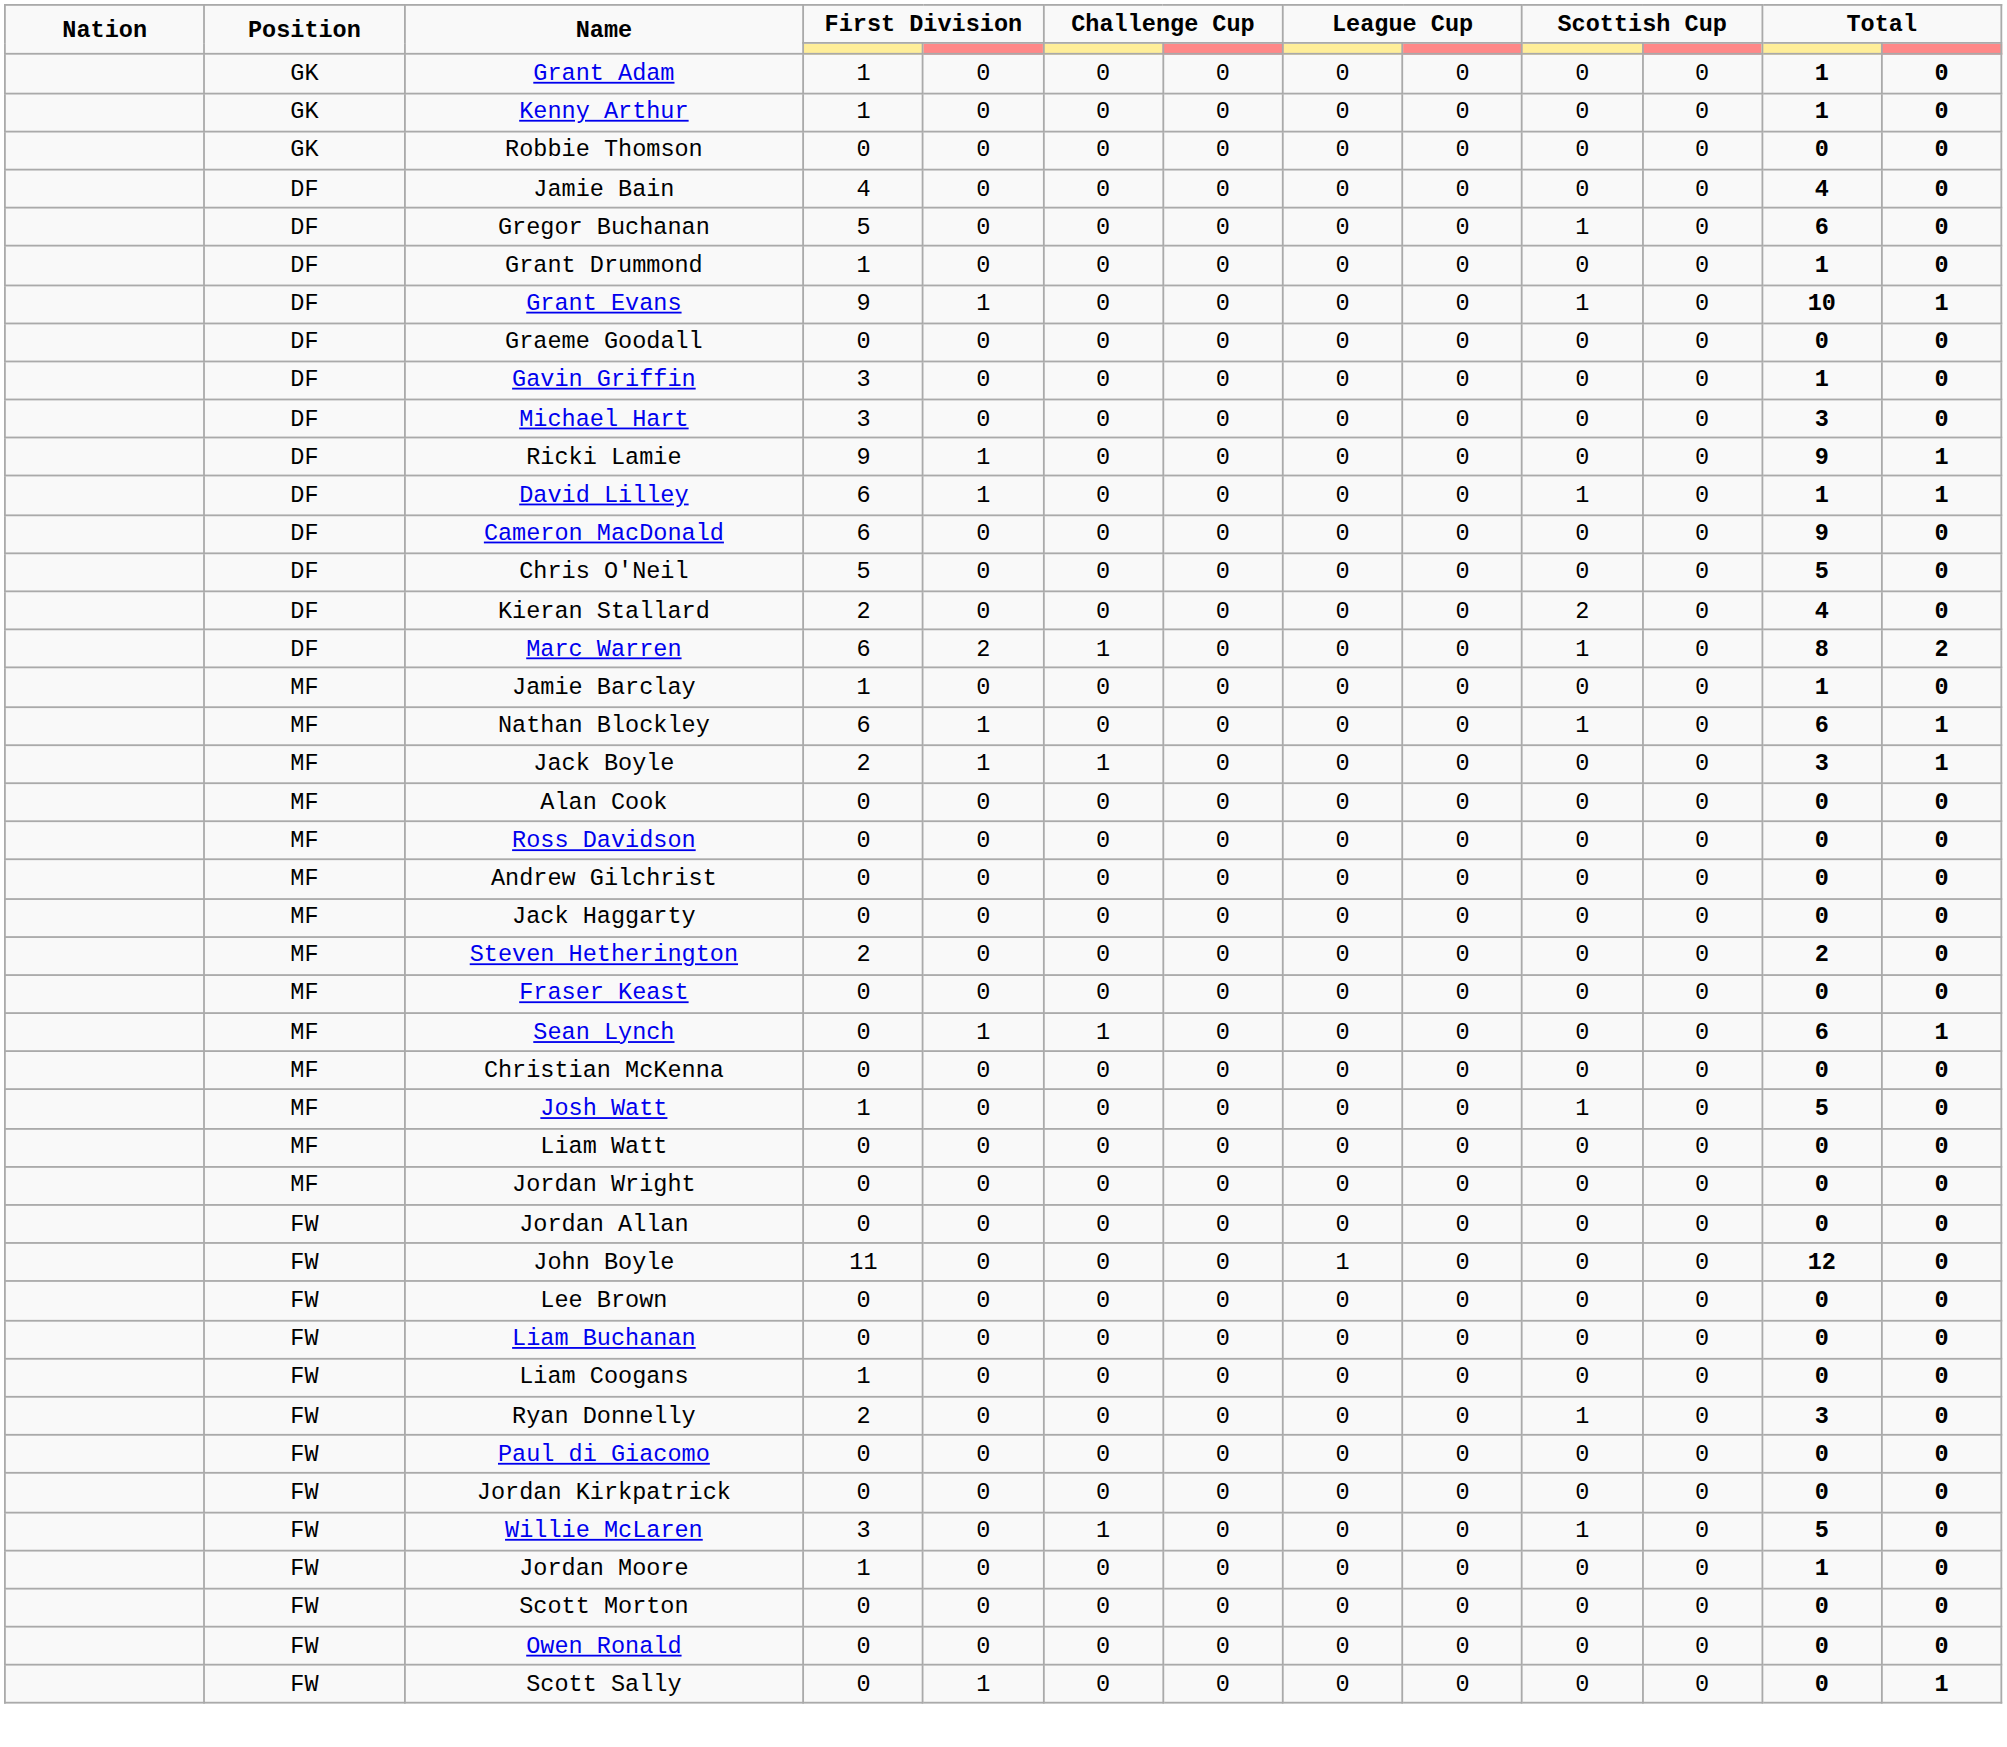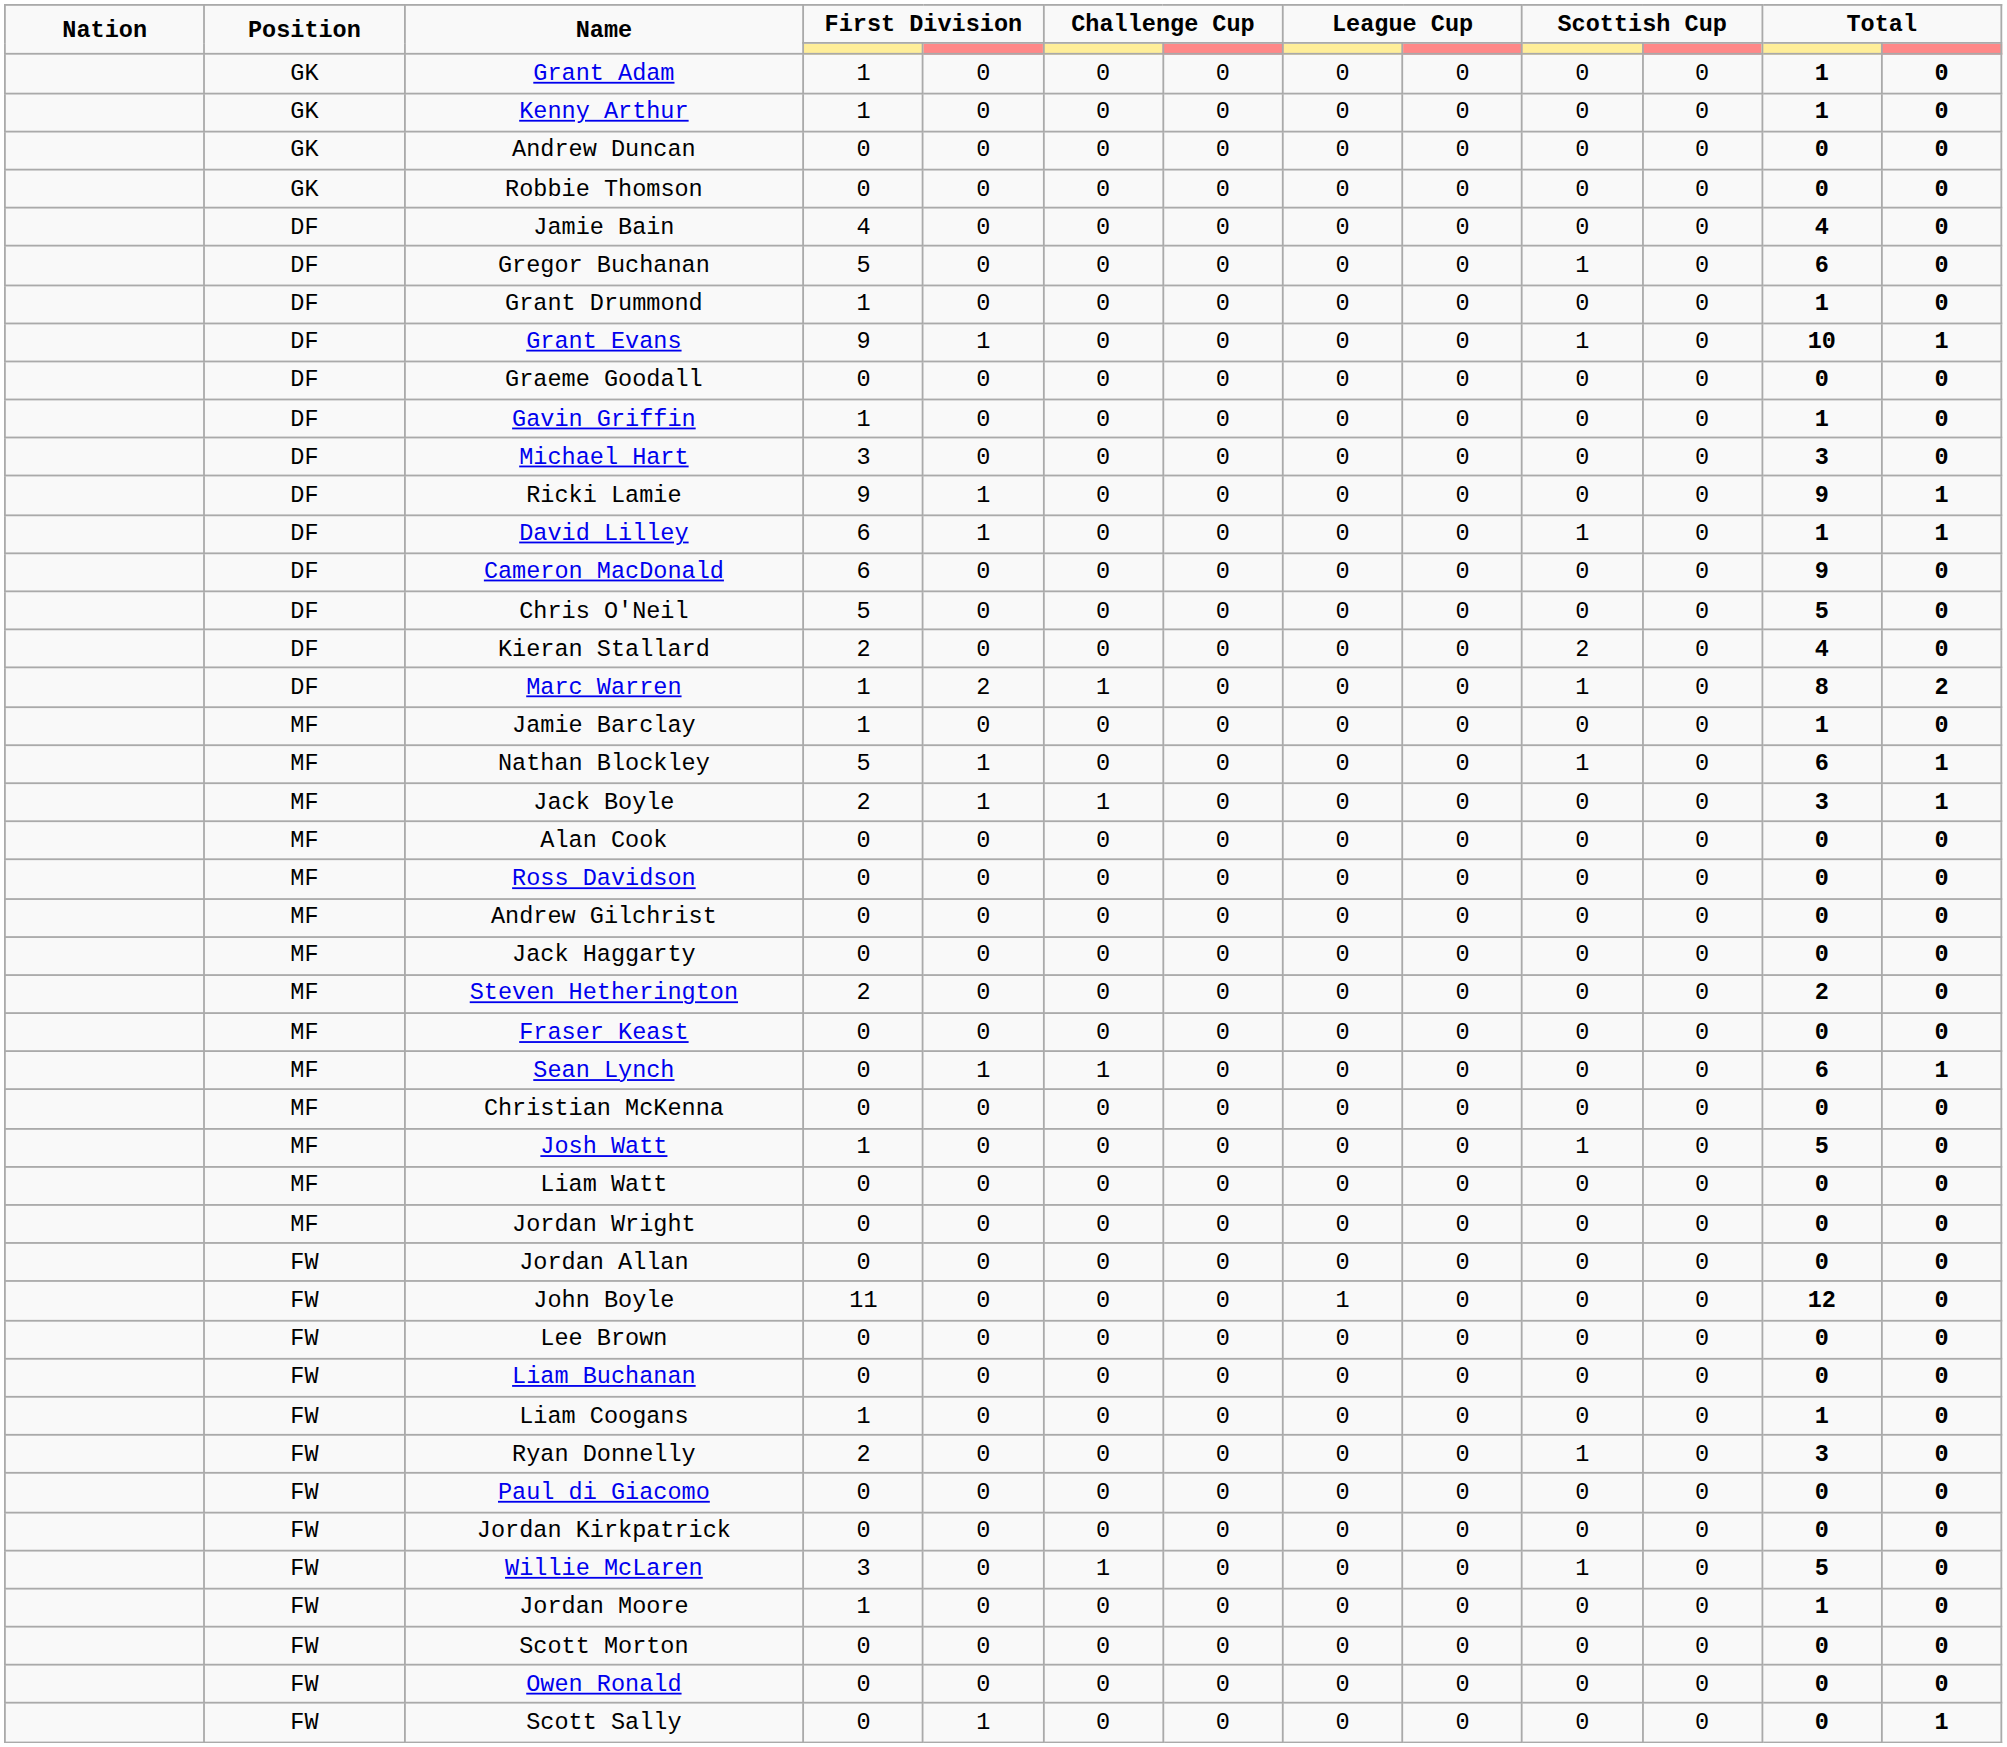+ row: (604, 150)
(863, 380) 3 -> (863, 419) 1
(863, 649) 6 -> (863, 687) 1
(863, 726) 6 -> (863, 764) 5
(1822, 1378) 0 -> (1822, 1416) 1
